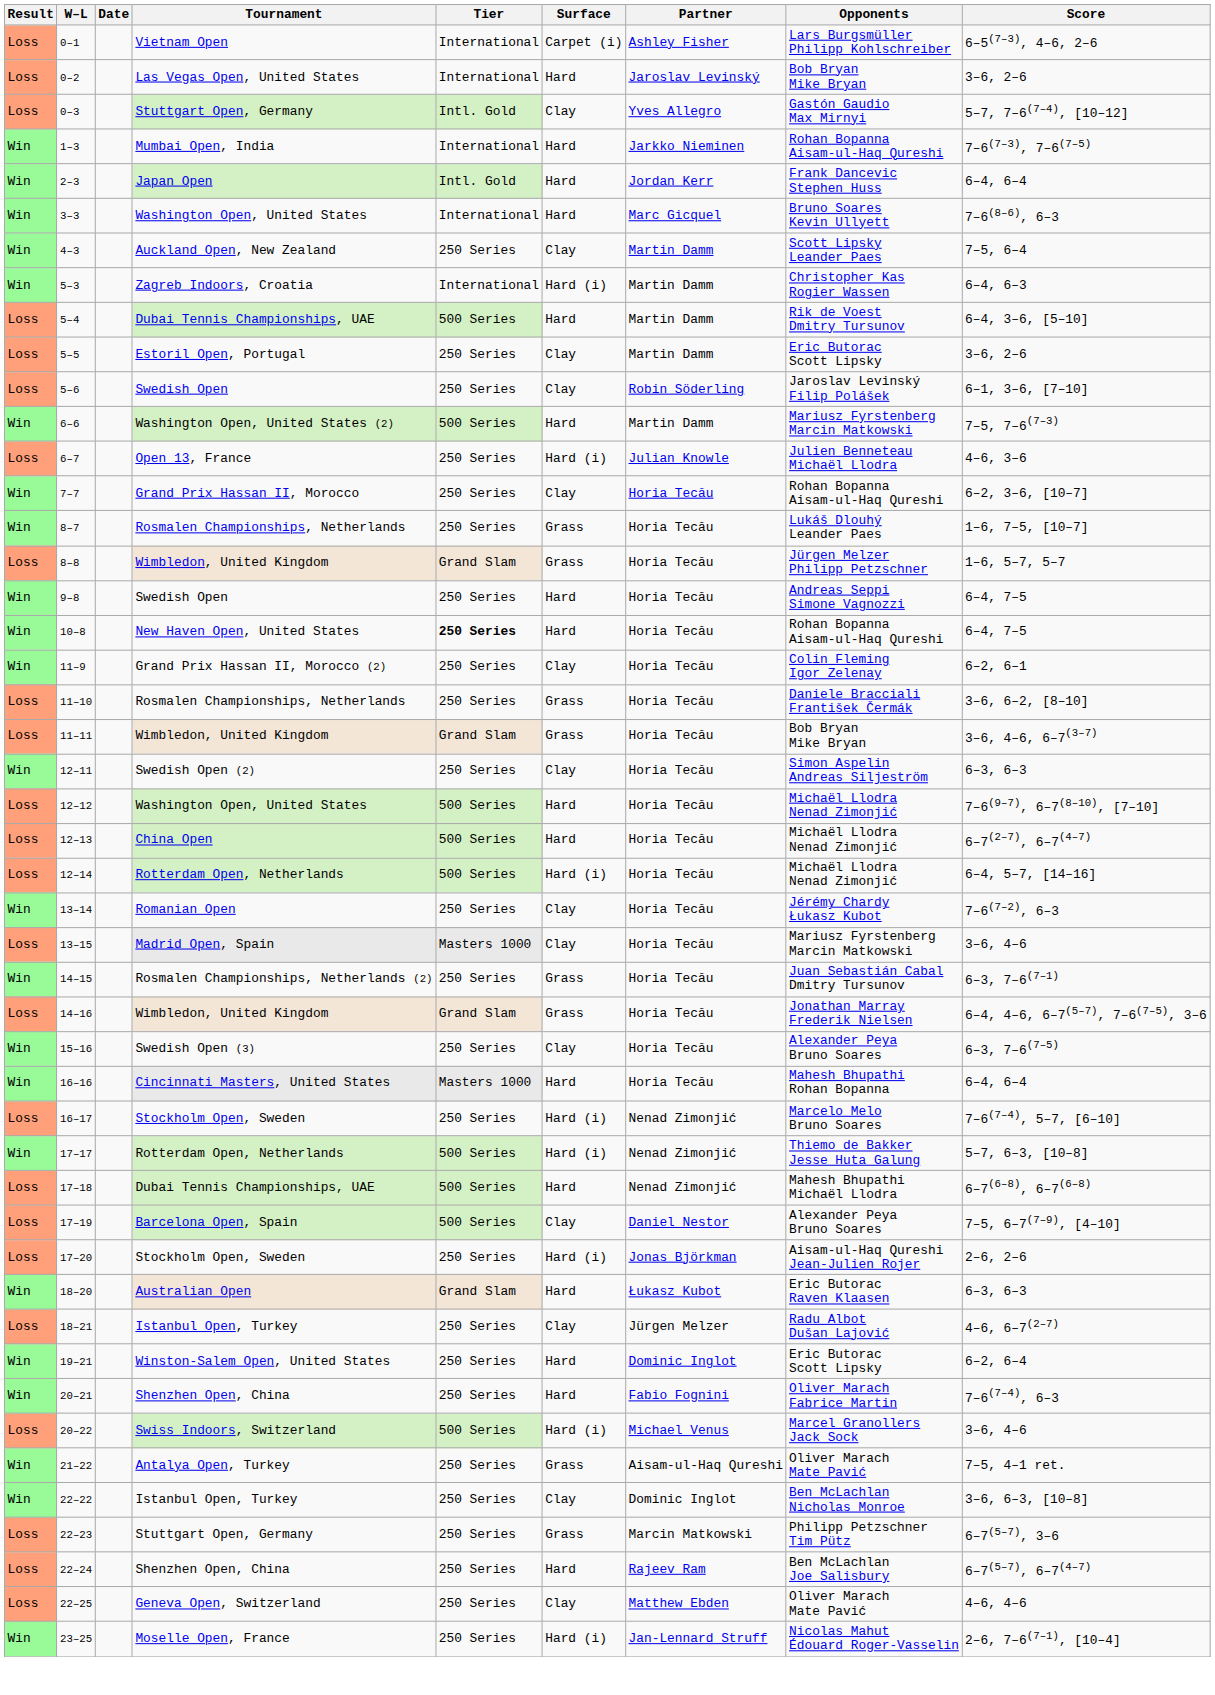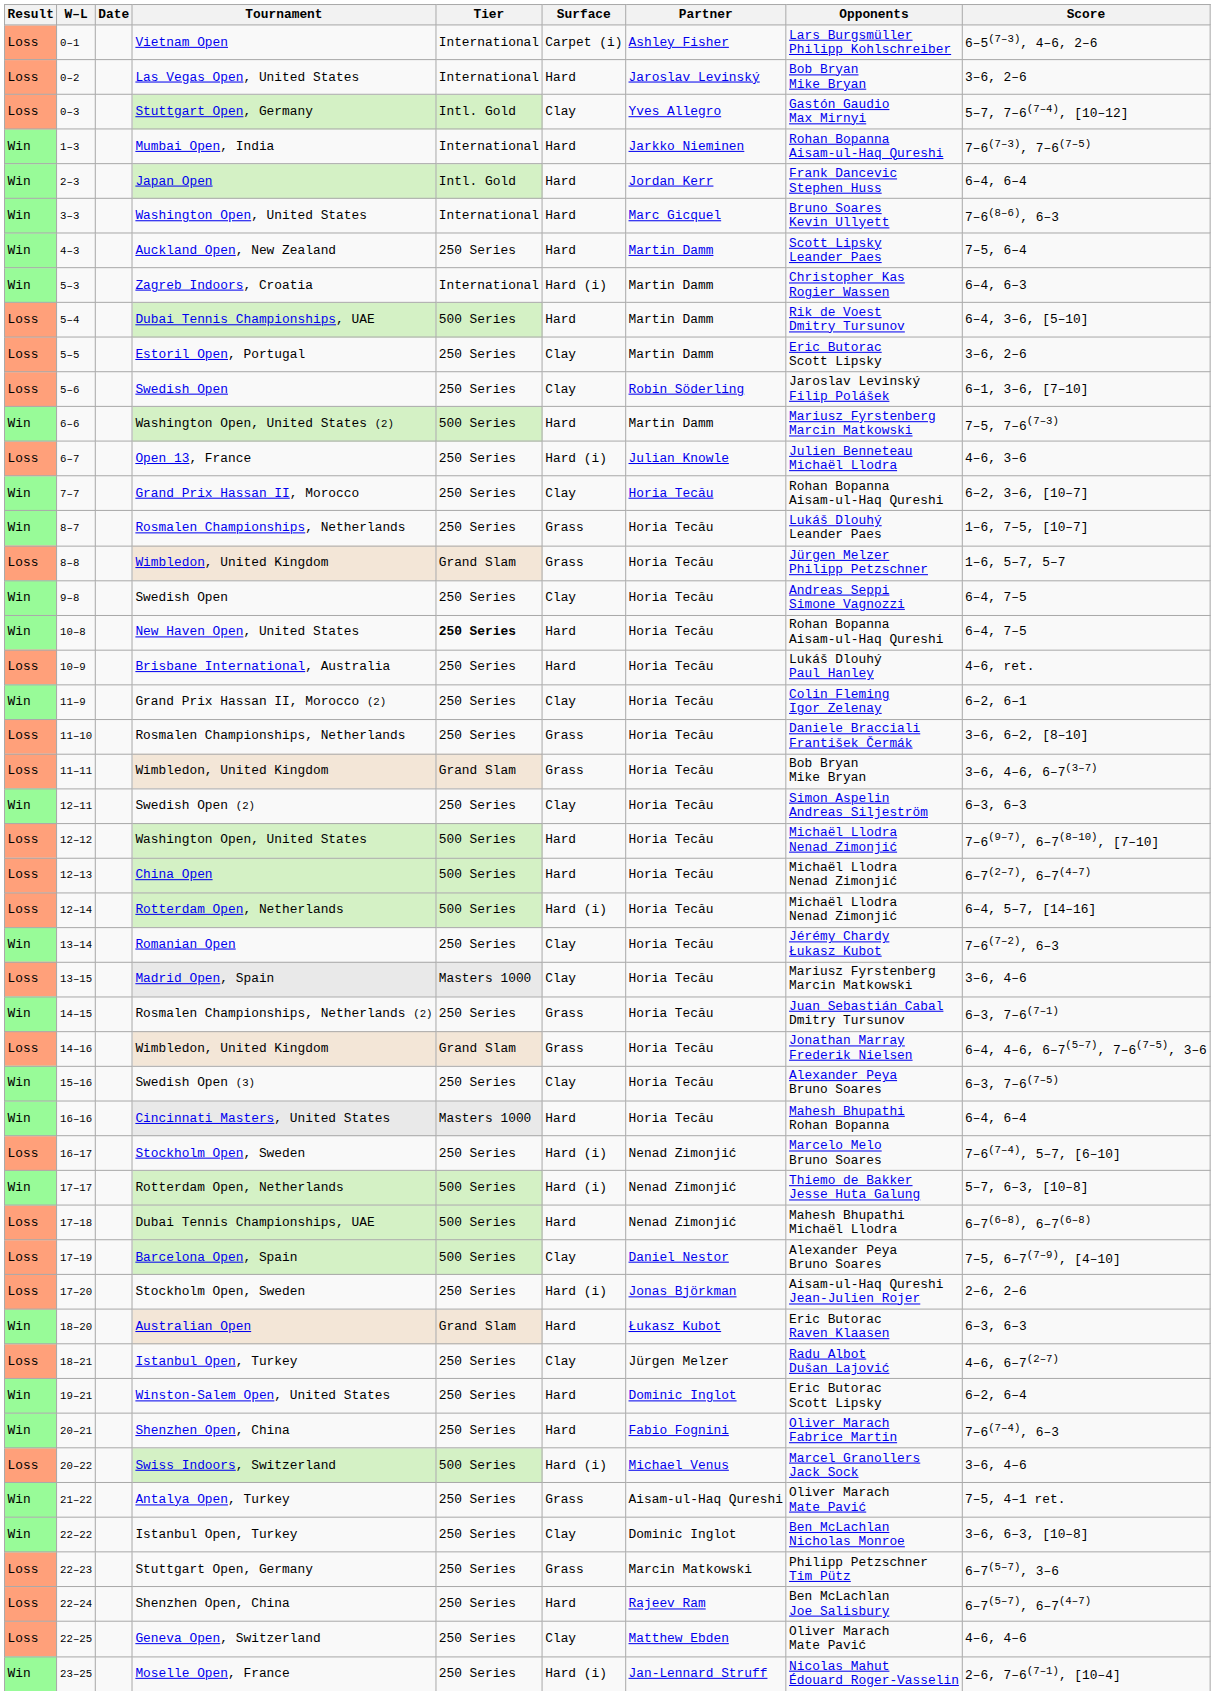(561, 250) Clay -> (561, 250) Hard
(561, 597) Hard -> (561, 597) Clay
+ row: (73, 667)
